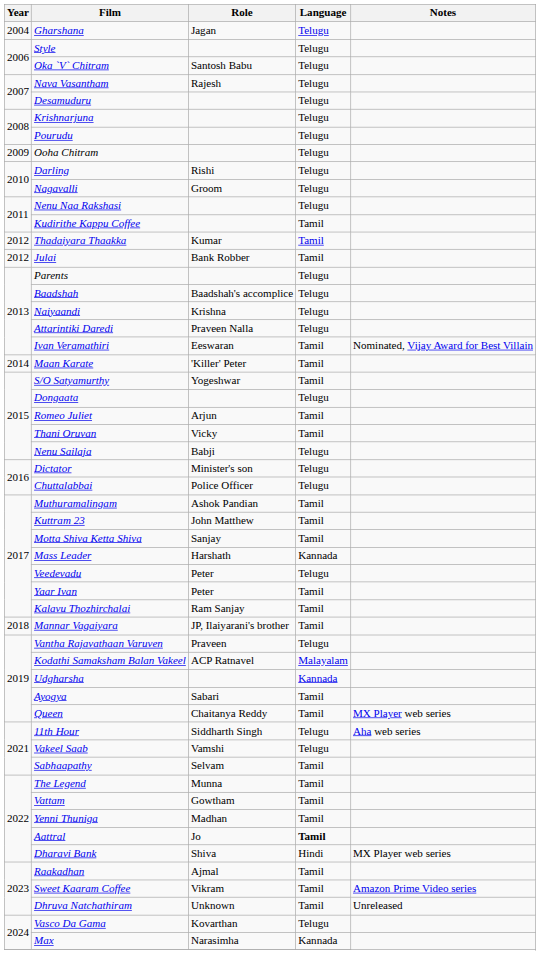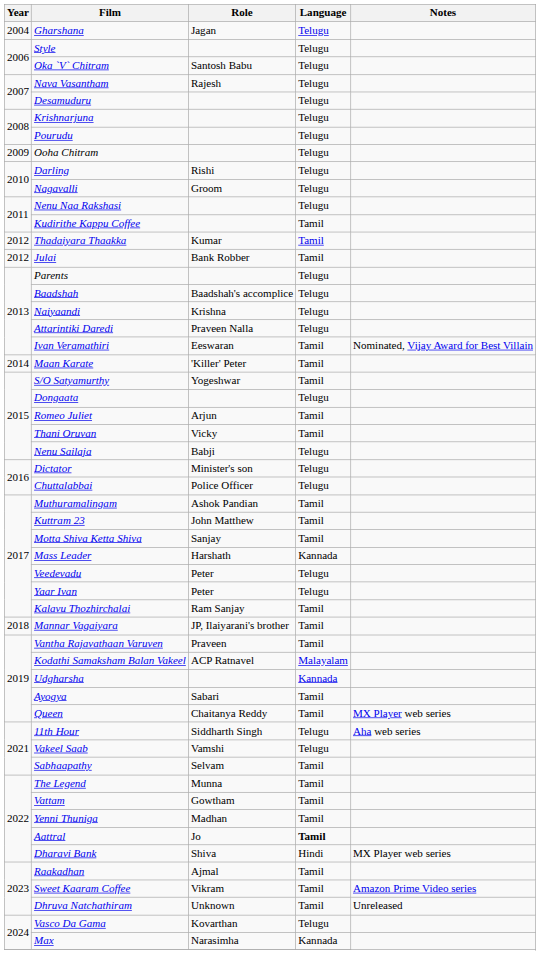(311, 591) Tamil -> (313, 591) Telugu
(313, 643) Telugu -> (311, 643) Tamil
